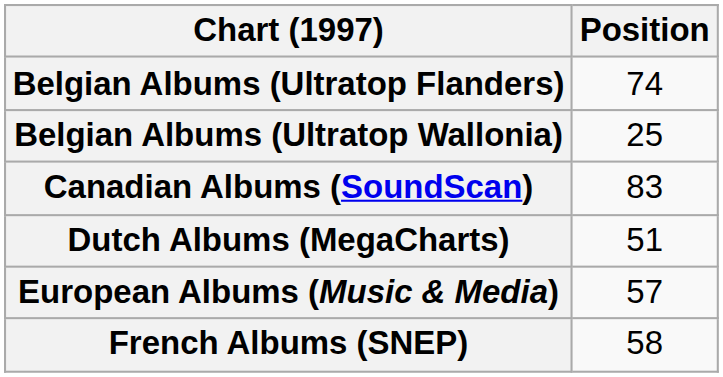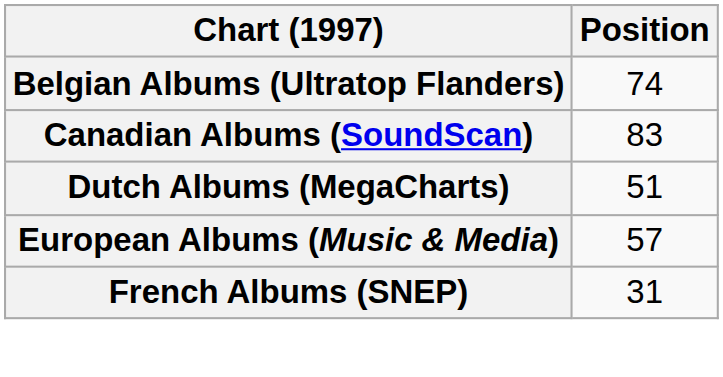- row: (289, 135)
(645, 344) 58 -> (645, 291) 31
